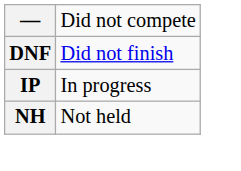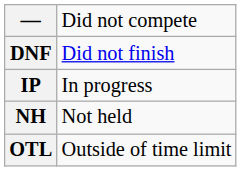+ row: (31, 149)
